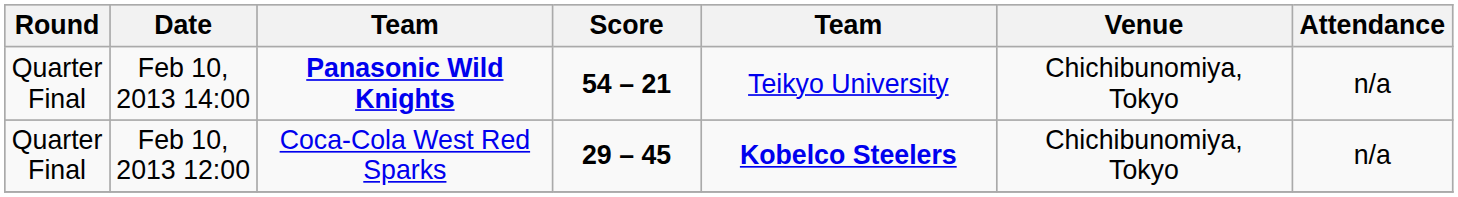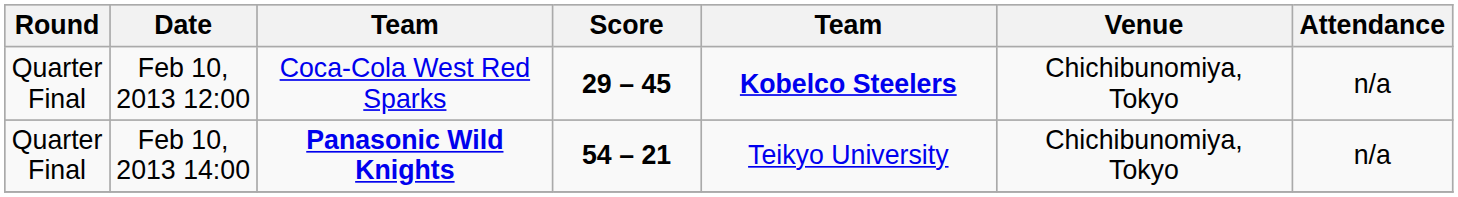rows swapped: (183, 155) <-> (183, 83)
